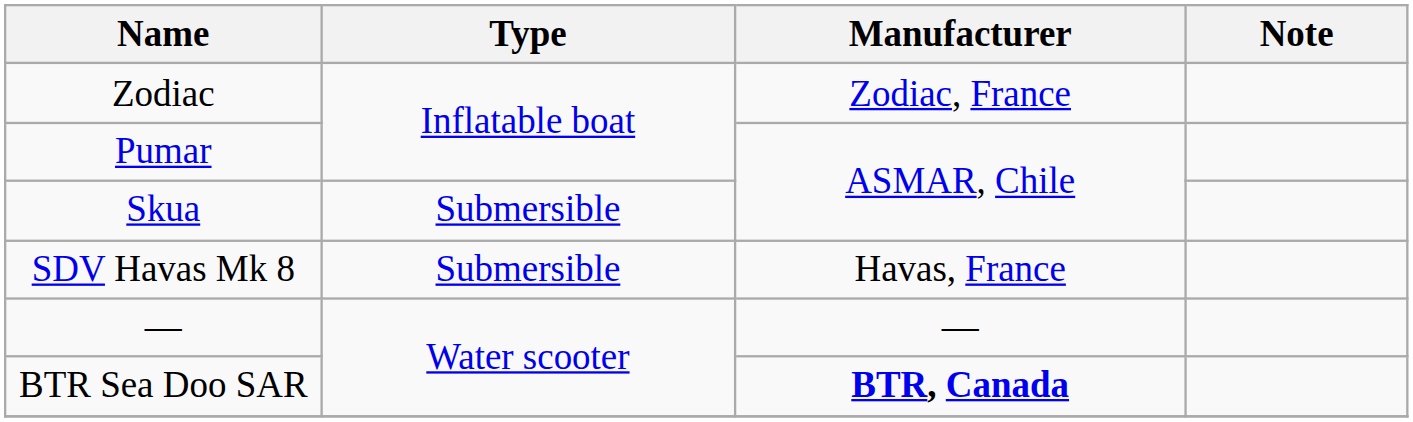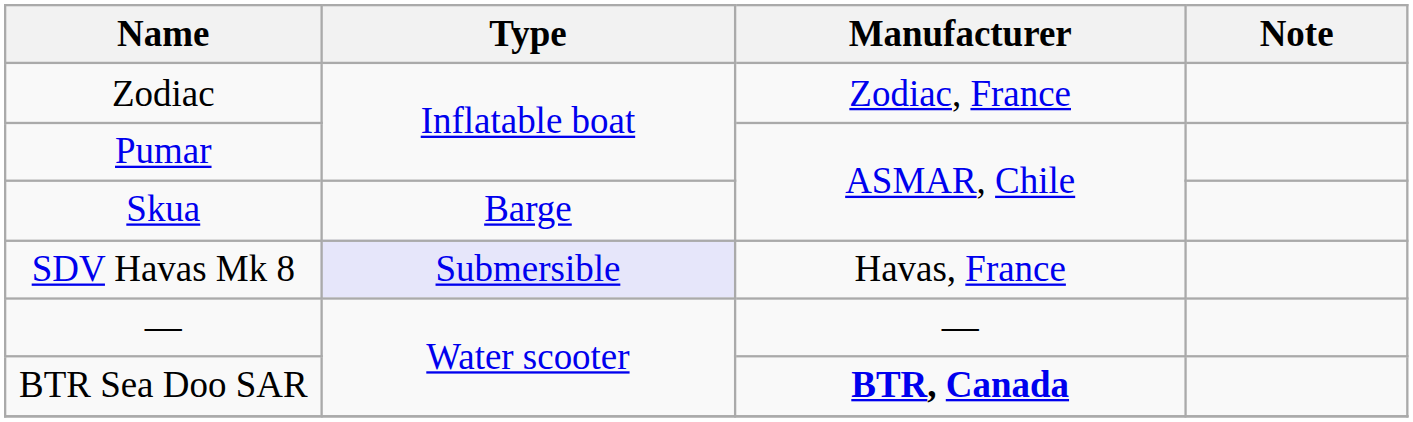(528, 209) Submersible -> (528, 209) Barge
(528, 268) no background -> (528, 268) lavender background
